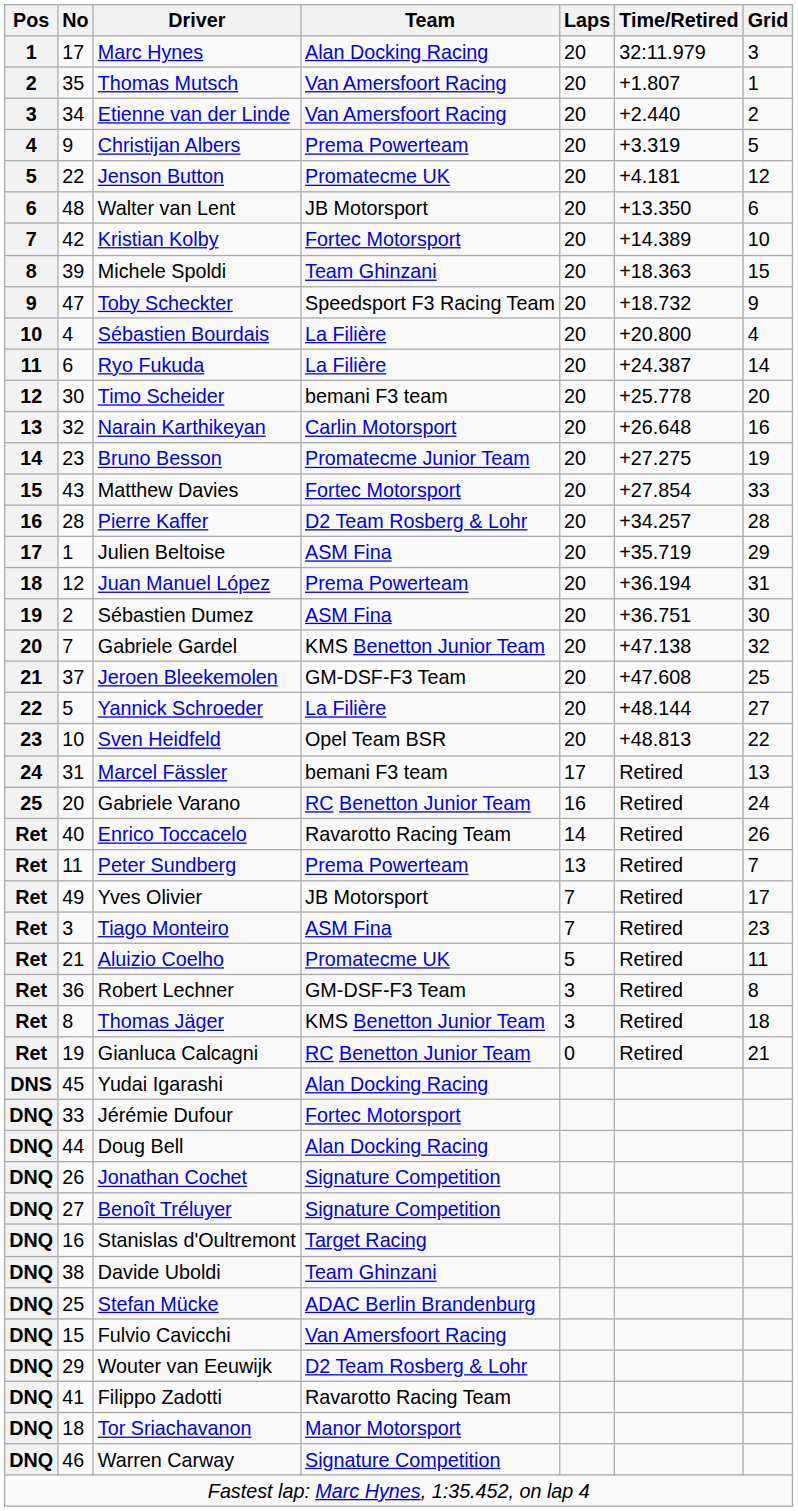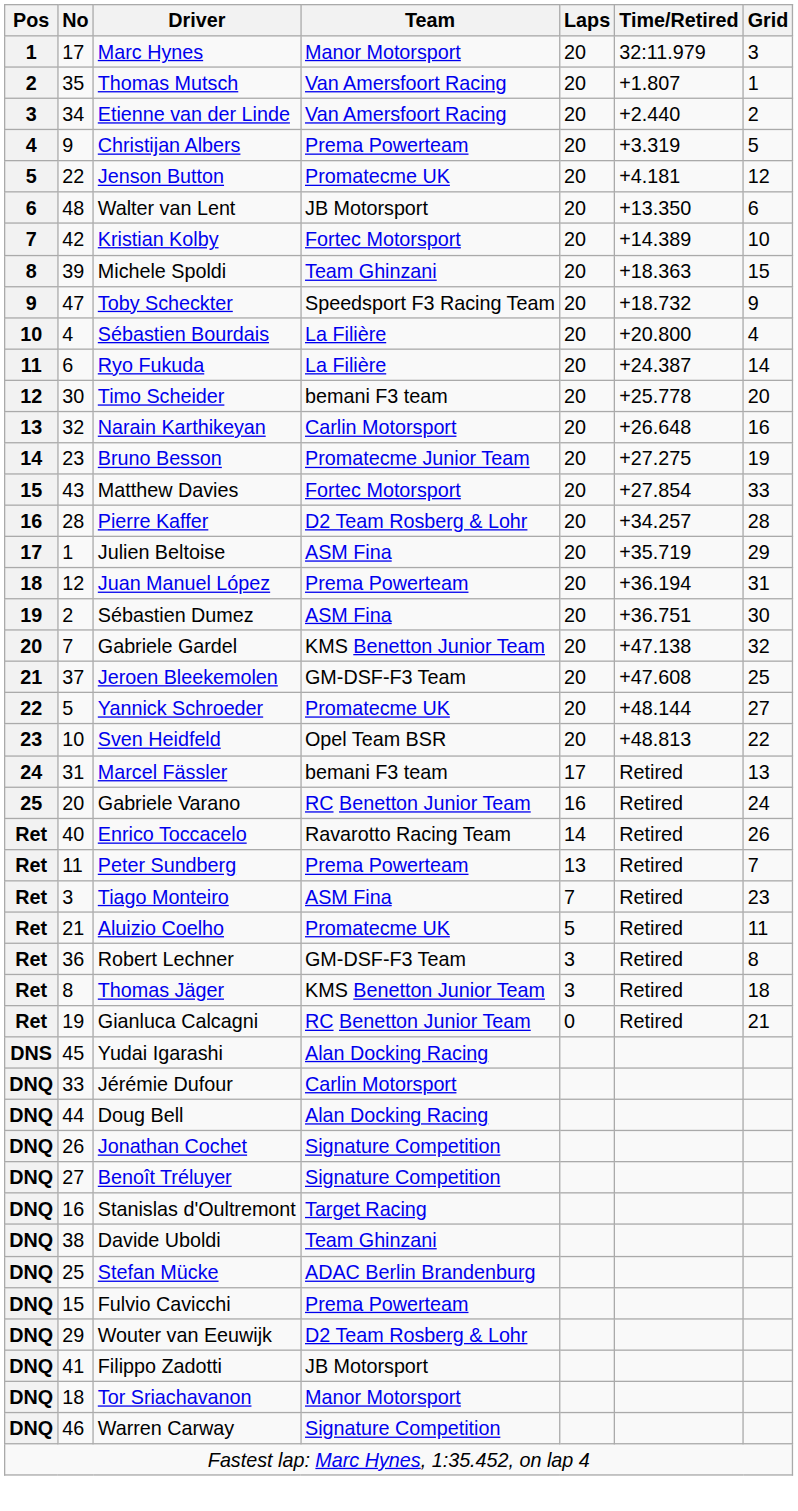(397, 52) Alan Docking Racing -> (383, 52) Manor Motorsport
(346, 709) La Filière -> (377, 709) Promatecme UK
- row: (150, 896)
(383, 1115) Fortec Motorsport -> (381, 1084) Carlin Motorsport
(406, 1334) Van Amersfoort Racing -> (387, 1303) Prema Powerteam
(408, 1397) Ravarotto Racing Team -> (366, 1366) JB Motorsport
